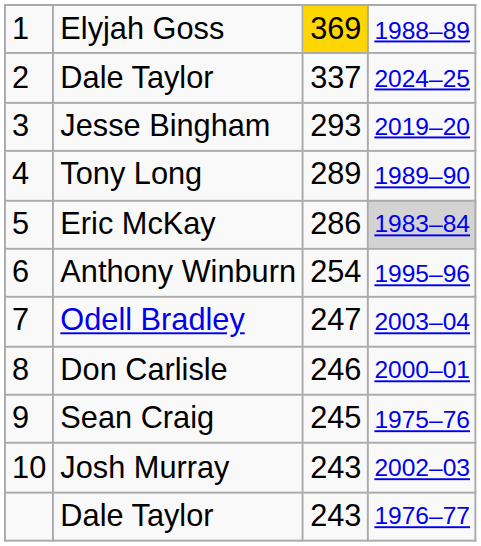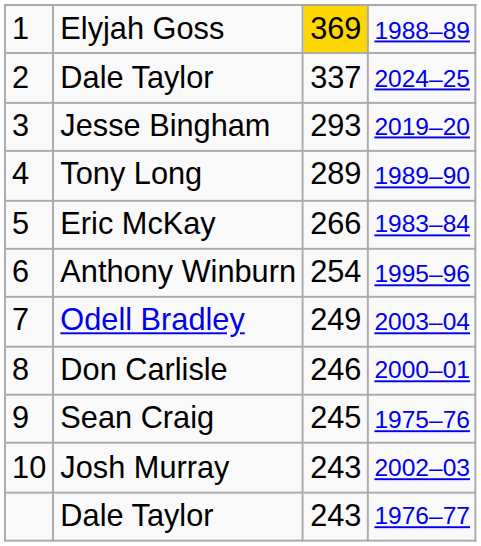(336, 223) 286 -> (336, 223) 266
(422, 224) lightgrey background -> (422, 224) no background
(336, 321) 247 -> (336, 321) 249
